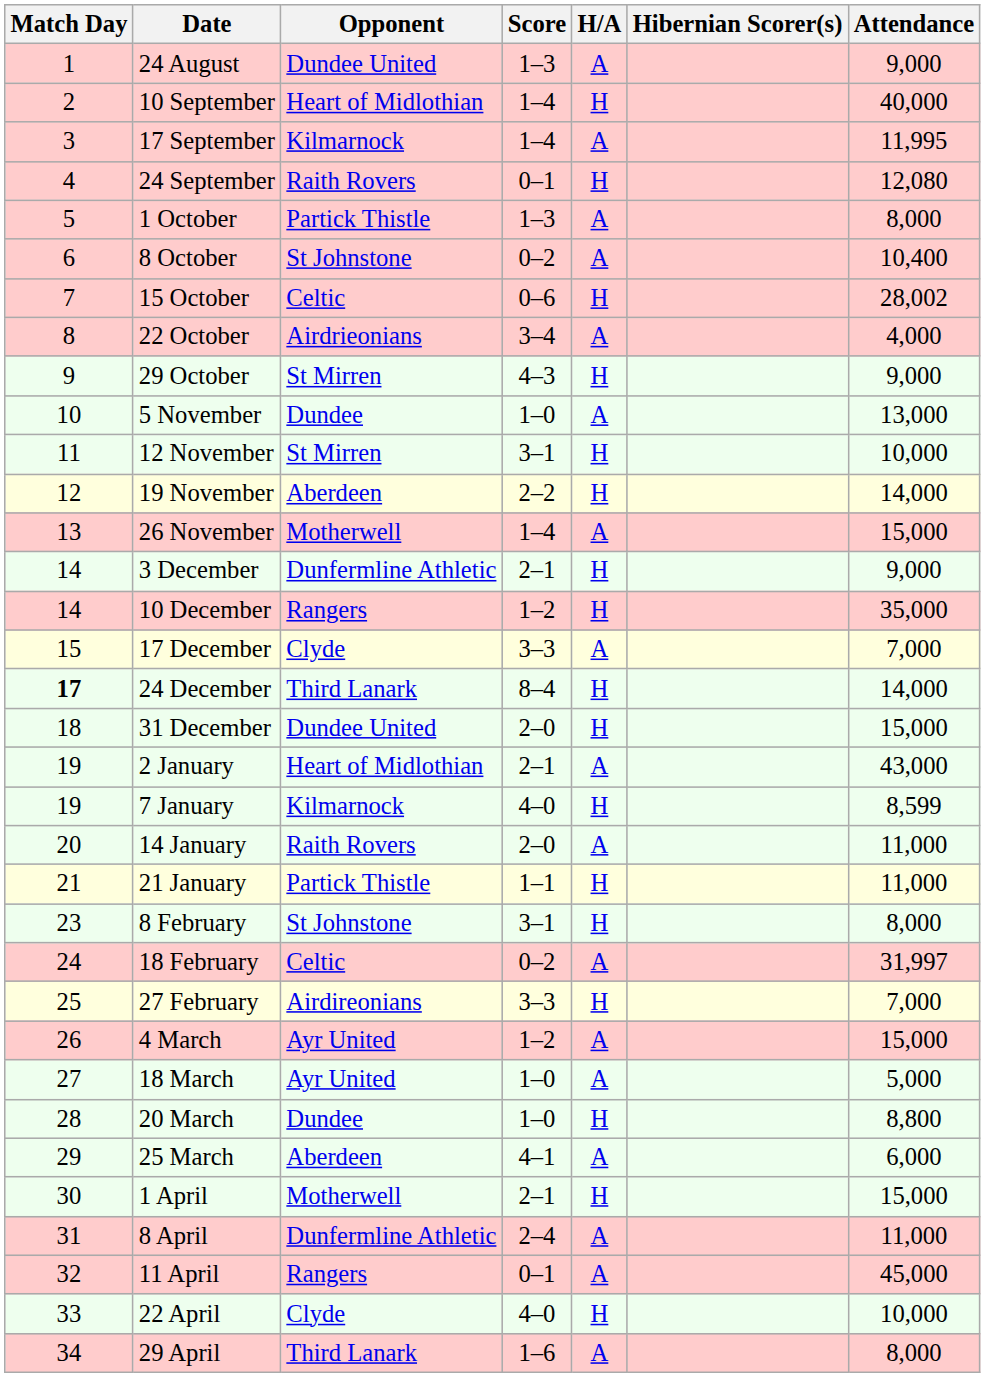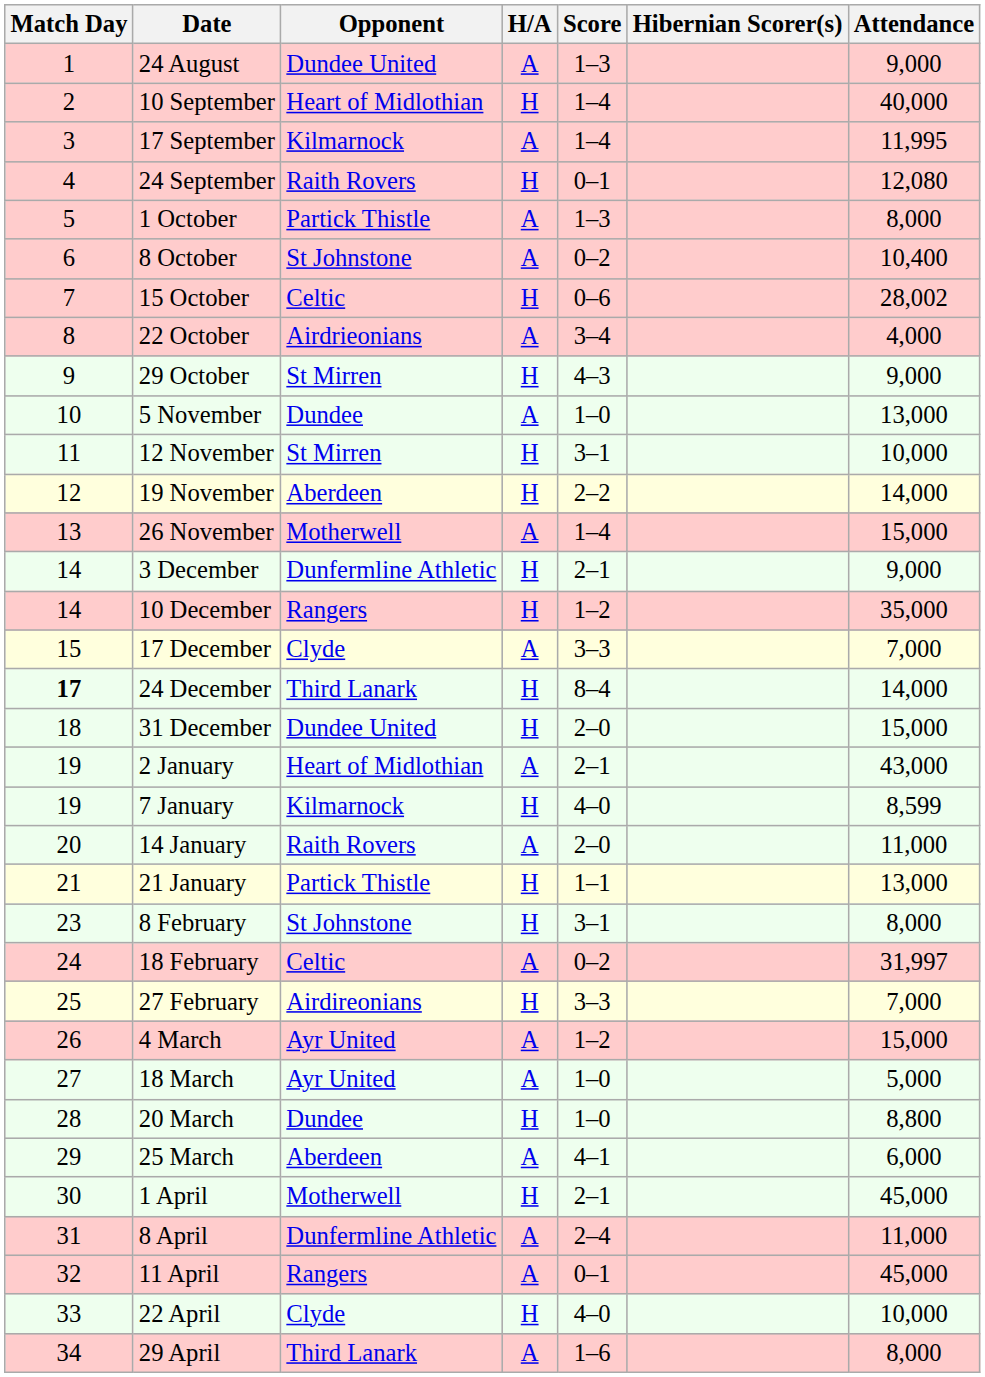columns swapped: (599, 24) <-> (537, 24)
(914, 883) 11,000 -> (914, 883) 13,000
(914, 1196) 15,000 -> (914, 1196) 45,000
